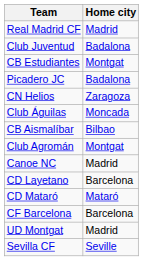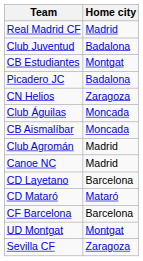(100, 130) Bilbao -> (107, 130) Moncada
(105, 146) Montgat -> (102, 146) Madrid
(102, 230) Madrid -> (105, 230) Montgat
(101, 247) Seville -> (108, 247) Zaragoza
